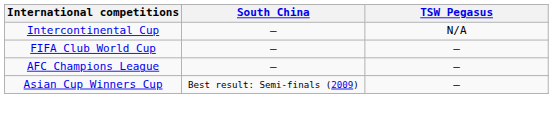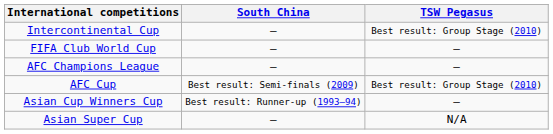(457, 31) N/A -> (457, 31) Best result: Group Stage (2010)
+ row: (93, 85)
(273, 85) Best result: Semi-finals (2009) -> (273, 102) Best result: Runner-up (1993–94)
+ row: (93, 120)
